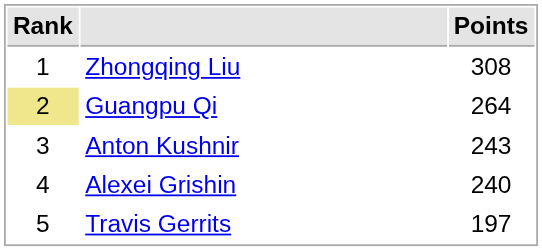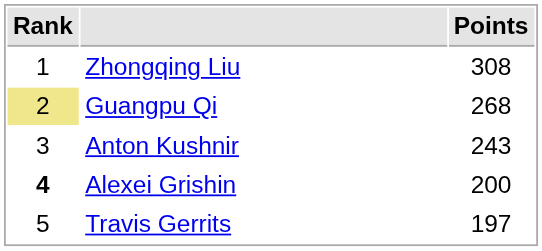(491, 106) 264 -> (491, 106) 268
(43, 185) normal -> (43, 185) bold
(491, 185) 240 -> (491, 185) 200
